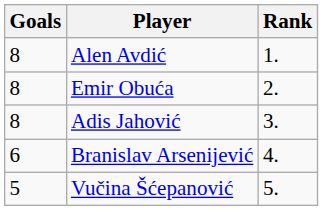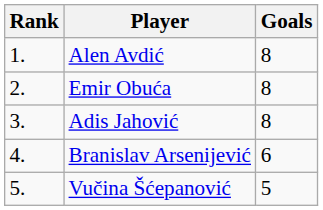columns swapped: (288, 21) <-> (35, 21)
